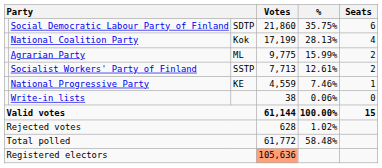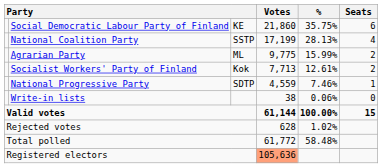(244, 26) SDTP -> (238, 26) KE
(241, 40) Kok -> (244, 40) SSTP
(244, 69) SSTP -> (241, 69) Kok
(238, 84) KE -> (244, 84) SDTP
